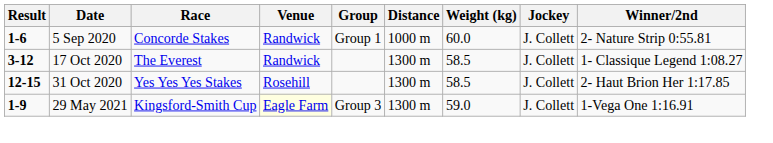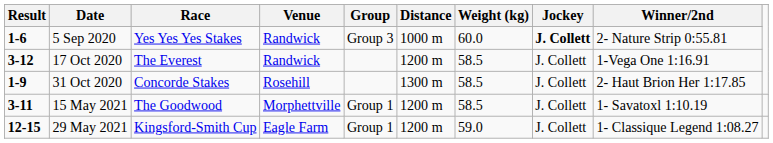(182, 37) Concorde Stakes -> (188, 37) Yes Yes Yes Stakes
(358, 37) Group 1 -> (370, 37) Group 3
(549, 37) normal -> (563, 37) bold
(409, 60) 1300 m -> (421, 60) 1200 m
(662, 60) 1- Classique Legend 1:08.27 -> (653, 60) 1-Vega One 1:16.91
(24, 82) 12-15 -> (17, 82) 1-9
(188, 82) Yes Yes Yes Stakes -> (182, 82) Concorde Stakes
+ row: (90, 104)
(17, 104) 1-9 -> (24, 127) 12-15
(296, 104) lightyellow background -> (296, 127) no background
(358, 104) Group 3 -> (370, 127) Group 1
(409, 104) 1300 m -> (421, 127) 1200 m
(637, 104) 1-Vega One 1:16.91 -> (678, 127) 1- Classique Legend 1:08.27
